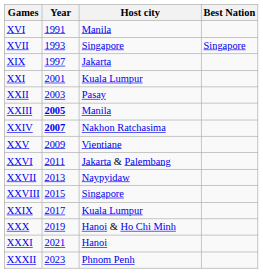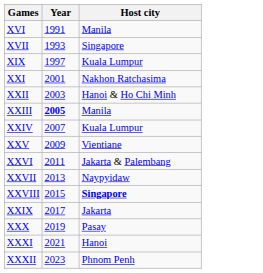- column: (229, 12)
(96, 62) Jakarta -> (112, 62) Kuala Lumpur
(112, 78) Kuala Lumpur -> (124, 78) Nakhon Ratchasima
(94, 95) Pasay -> (129, 95) Hanoi & Ho Chi Minh
(55, 128) bold -> (55, 128) normal
(124, 128) Nakhon Ratchasima -> (112, 128) Kuala Lumpur
(103, 194) normal -> (104, 194) bold
(112, 210) Kuala Lumpur -> (96, 210) Jakarta
(129, 227) Hanoi & Ho Chi Minh -> (94, 227) Pasay
